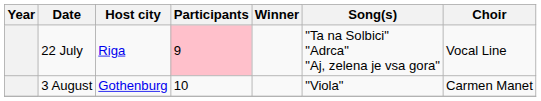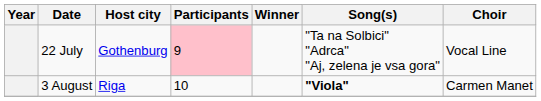(112, 50) Riga -> (133, 50) Gothenburg
(133, 86) Gothenburg -> (112, 86) Riga
(324, 86) normal -> (327, 86) bold
